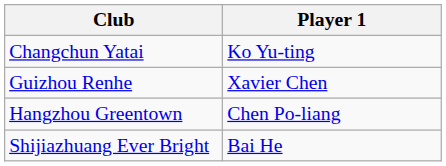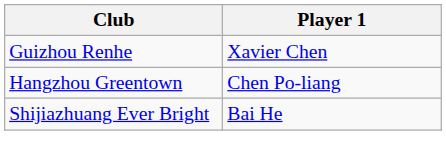- row: (76, 51)
